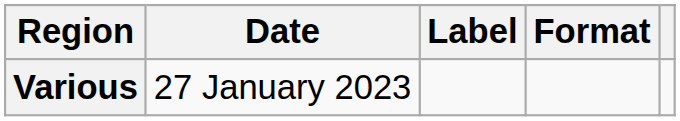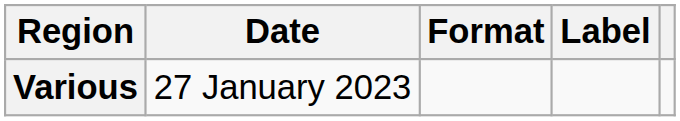columns swapped: (592, 31) <-> (472, 31)
